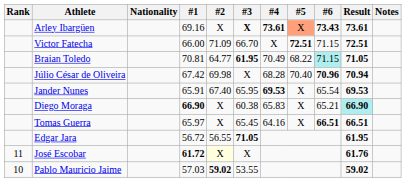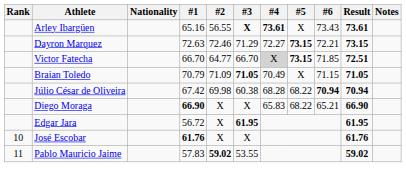(193, 28) 69.16 -> (193, 28) 65.16
(220, 28) X -> (220, 28) 56.55
(301, 28) lightsalmon background -> (301, 28) no background
(328, 28) bold -> (328, 28) normal
+ row: (68, 43)
(193, 43) 66.00 -> (193, 59) 66.70
(220, 43) 71.09 -> (220, 59) 64.77
(274, 43) no background -> (274, 59) lightgrey background
(301, 43) 72.51 -> (301, 59) 73.15
(328, 43) 71.15 -> (328, 59) 71.85
(193, 59) 70.81 -> (193, 75) 70.79
(220, 59) 64.77 -> (220, 75) 71.09
(247, 59) 61.95 -> (247, 75) 71.05
(301, 59) 68.22 -> (301, 75) X
(328, 59) paleturquoise background -> (328, 75) no background
(247, 75) X -> (247, 91) 60.38
(301, 75) 70.40 -> (301, 91) 68.22
(328, 75) 70.96 -> (328, 91) 70.94
- row: (61, 91)
(247, 106) 60.38 -> (247, 106) X
(301, 106) X -> (301, 106) 68.22
(357, 106) paleturquoise background -> (357, 106) no background
- row: (62, 122)
(220, 138) 56.55 -> (220, 122) X
(247, 138) 71.05 -> (247, 122) 61.95
(18, 153) 11 -> (18, 138) 10
(193, 153) 61.72 -> (193, 138) 61.76
(220, 153) lightyellow background -> (220, 138) no background
(18, 169) 10 -> (18, 153) 11
(193, 169) 57.03 -> (193, 153) 57.83
